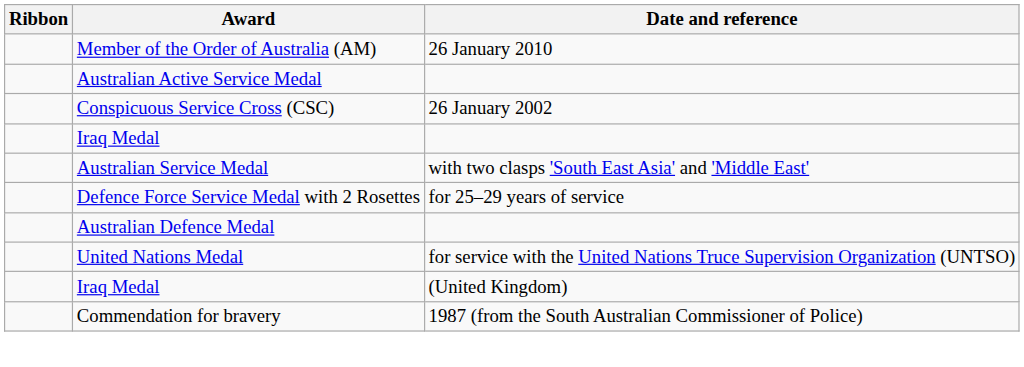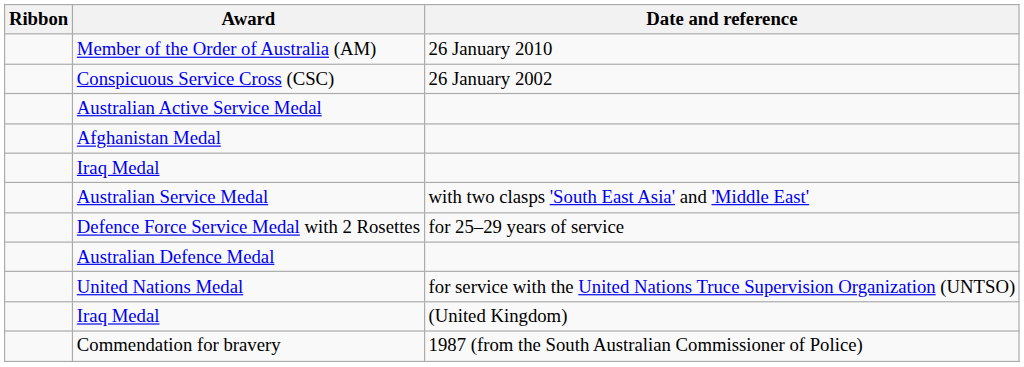rows swapped: (206, 108) <-> (199, 78)
+ row: (149, 138)
